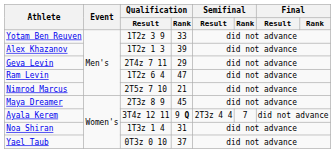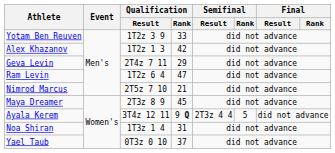(182, 49) 39 -> (182, 49) 42
(245, 115) 7 -> (245, 115) 5
